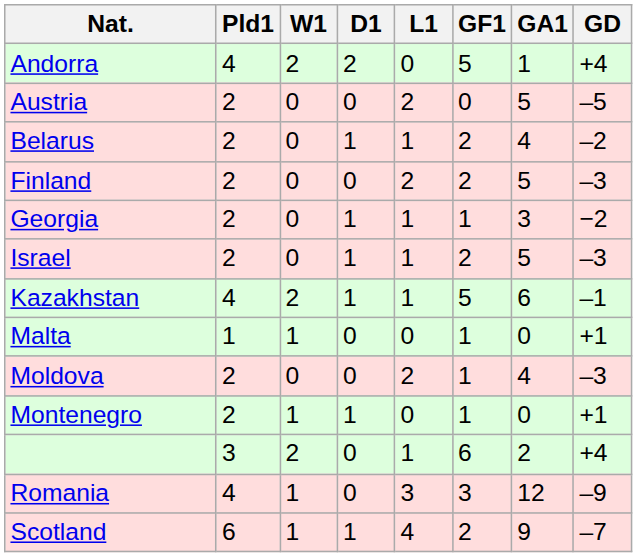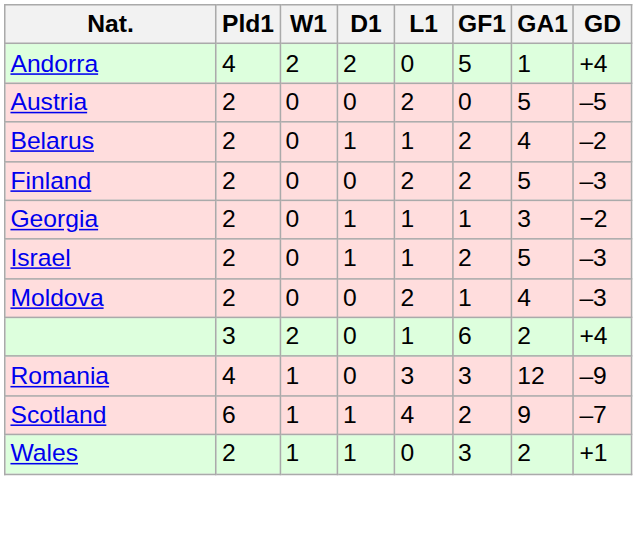- row: (75, 297)
- row: (41, 336)
- row: (76, 414)
+ row: (44, 453)
